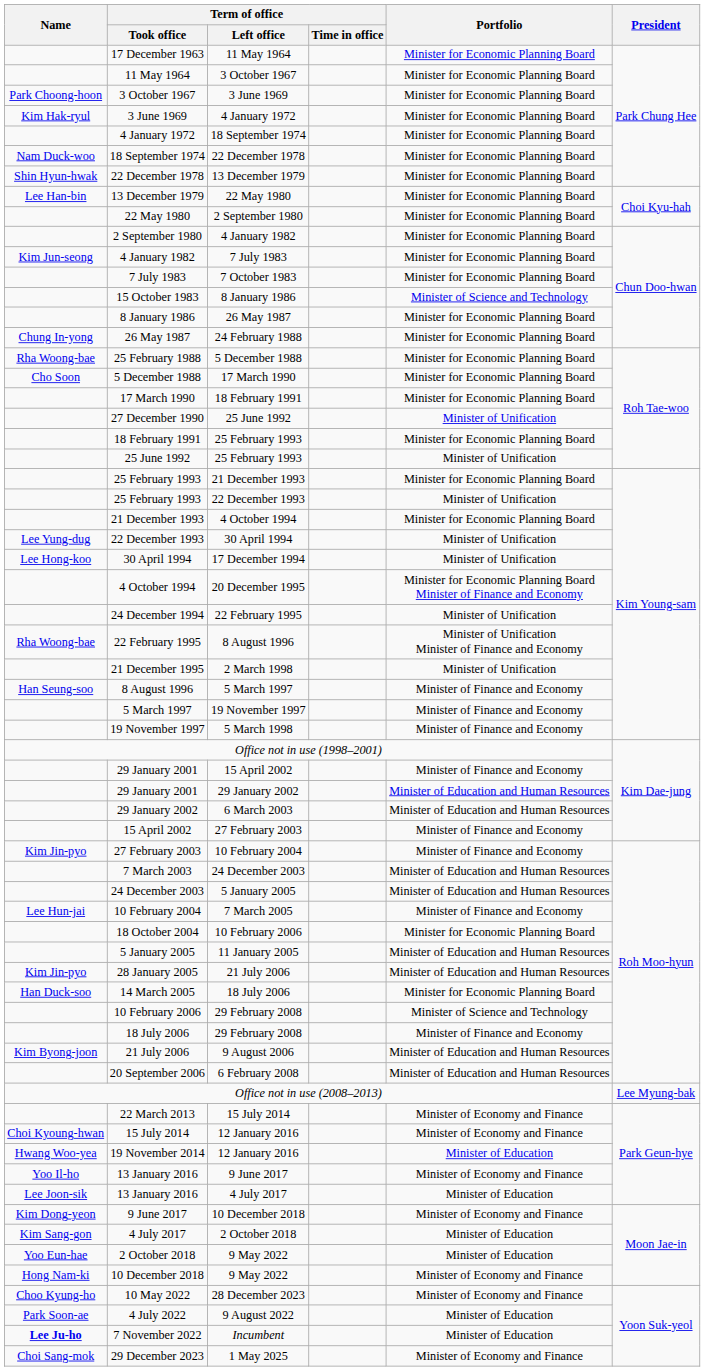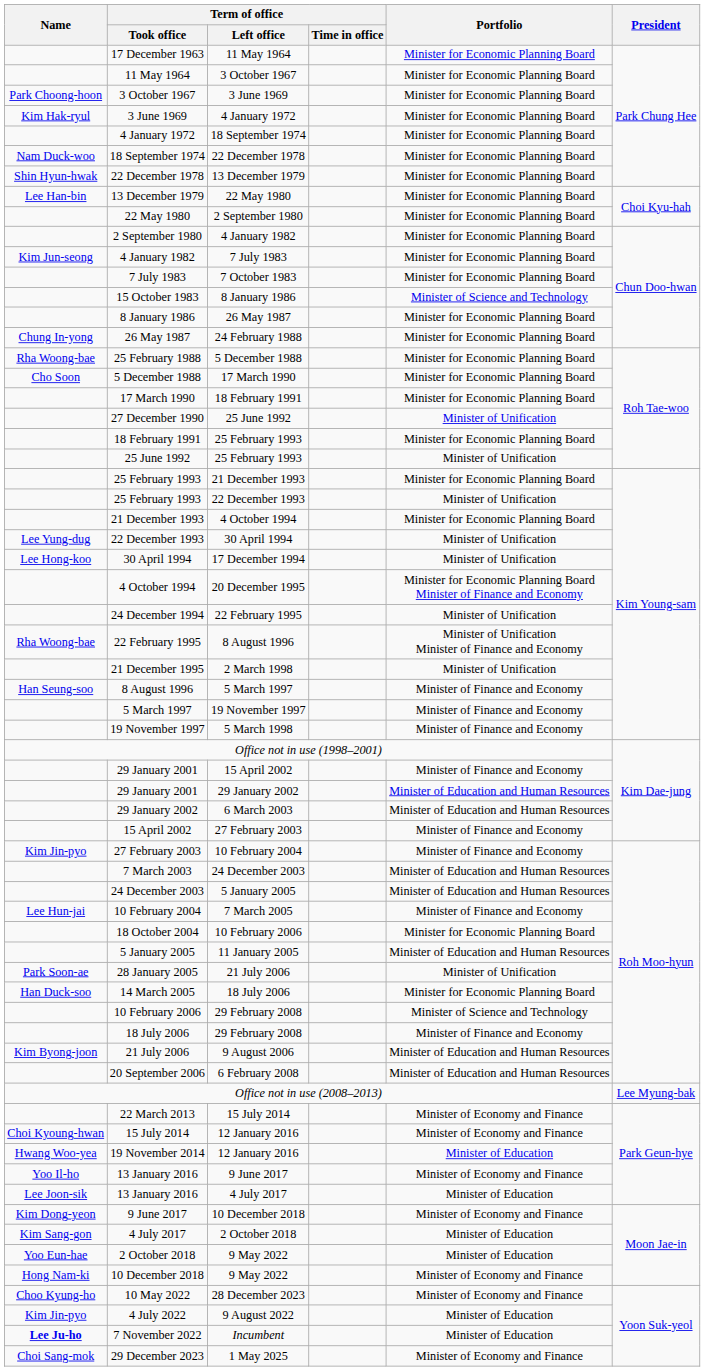(56, 972) Kim Jin-pyo -> (56, 972) Park Soon-ae
(499, 972) Minister of Education and Human Resources -> (499, 972) Minister of Unification
(56, 1315) Park Soon-ae -> (56, 1315) Kim Jin-pyo
